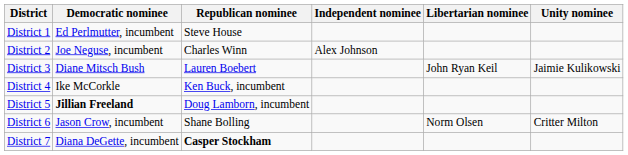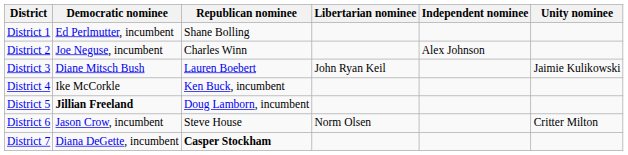columns swapped: (368, 13) <-> (477, 13)
(213, 31) Steve House -> (217, 31) Shane Bolling
(217, 123) Shane Bolling -> (213, 123) Steve House
